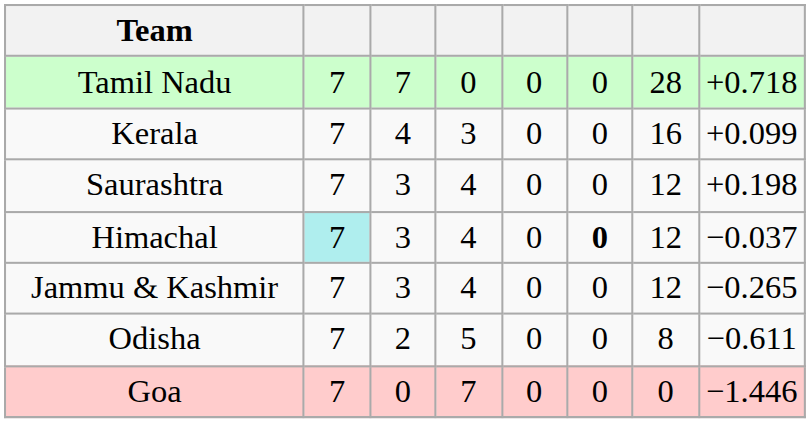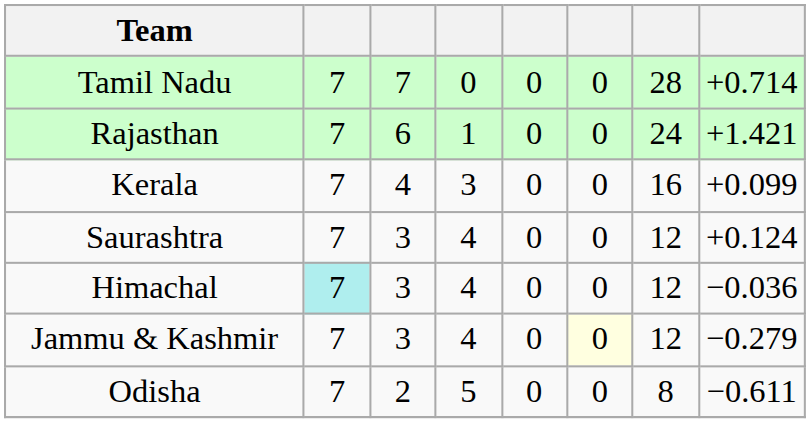(752, 81) +0.718 -> (752, 81) +0.714
+ row: (155, 133)
(752, 184) +0.198 -> (752, 236) +0.124
(600, 236) bold -> (600, 287) normal
(752, 236) −0.037 -> (752, 287) −0.036
(600, 287) no background -> (600, 339) lightyellow background
(752, 287) −0.265 -> (752, 339) −0.279
- row: (155, 390)
